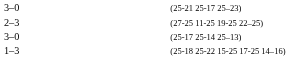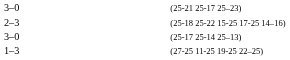(217, 23) (27-25 11-25 19-25 22–25) -> (228, 23) (25-18 25-22 15-25 17-25 14–16)
(228, 51) (25-18 25-22 15-25 17-25 14–16) -> (217, 51) (27-25 11-25 19-25 22–25)
